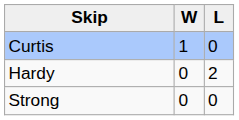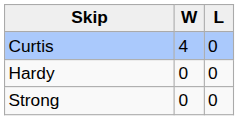(183, 45) 1 -> (183, 45) 4
(213, 73) 2 -> (213, 73) 0
